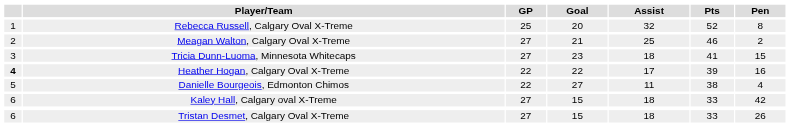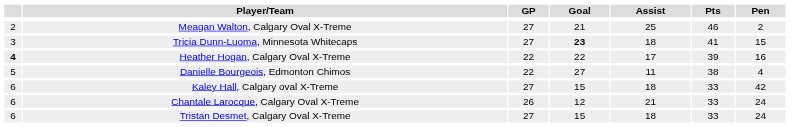- row: (264, 25)
(577, 55) normal -> (580, 42) bold
+ row: (265, 101)
(760, 116) 26 -> (760, 116) 24
